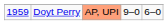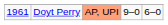(18, 12) 1959 -> (18, 12) 1961
